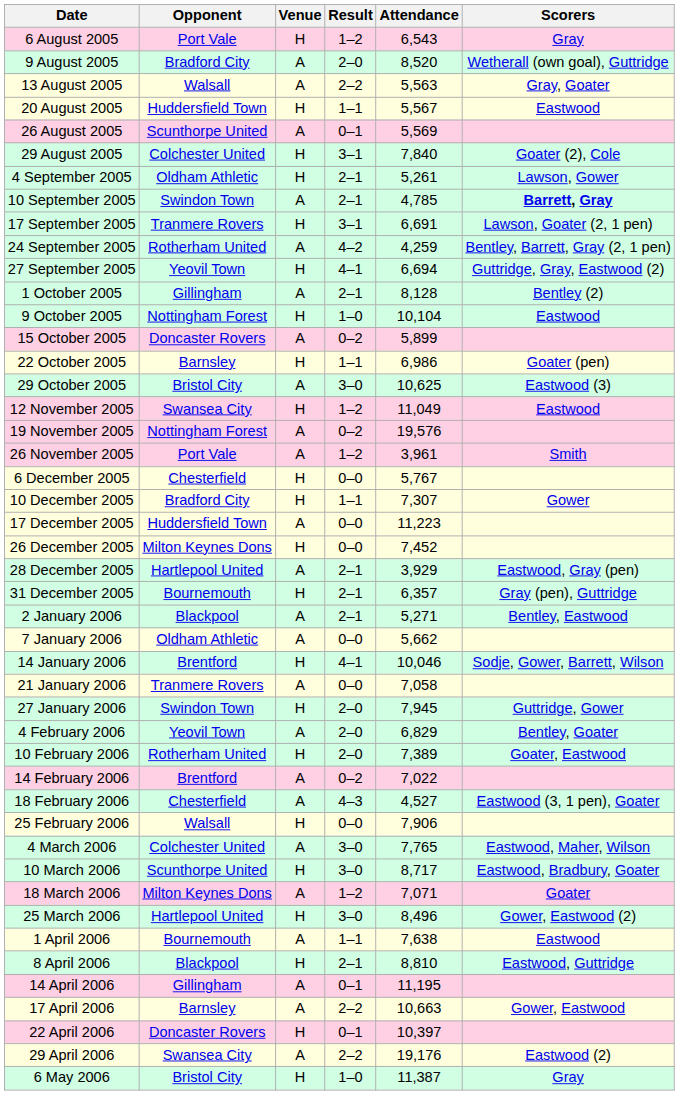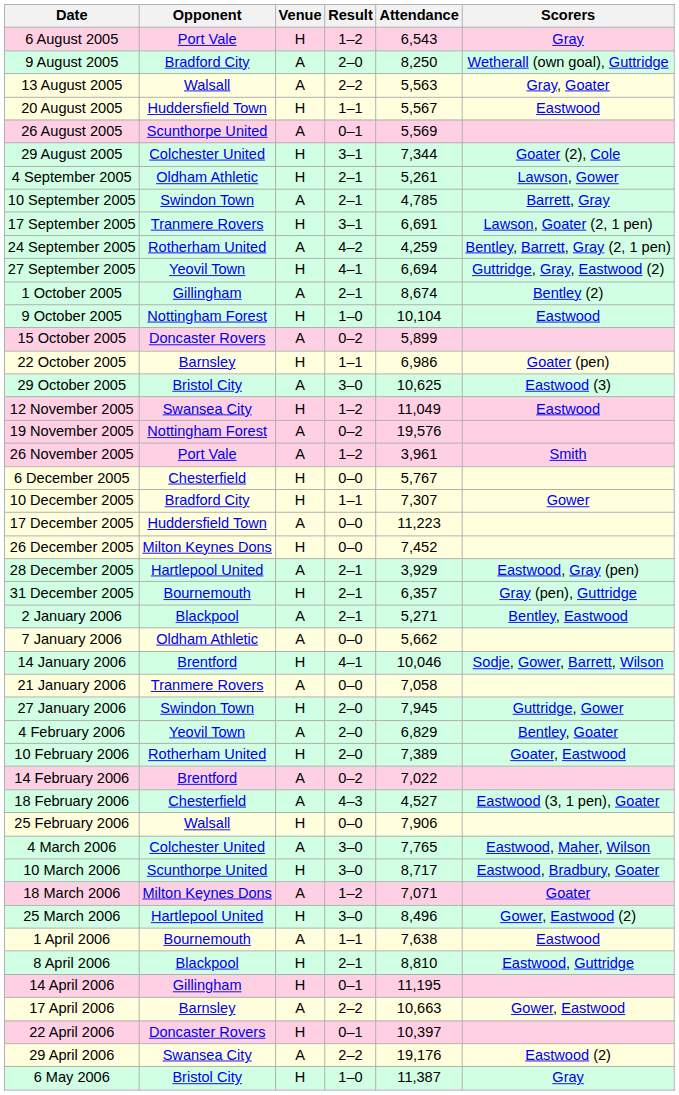(419, 62) 8,520 -> (419, 62) 8,250
(419, 154) 7,840 -> (419, 154) 7,344
(568, 200) bold -> (568, 200) normal
(419, 293) 8,128 -> (419, 293) 8,674
(300, 985) A -> (300, 985) H
